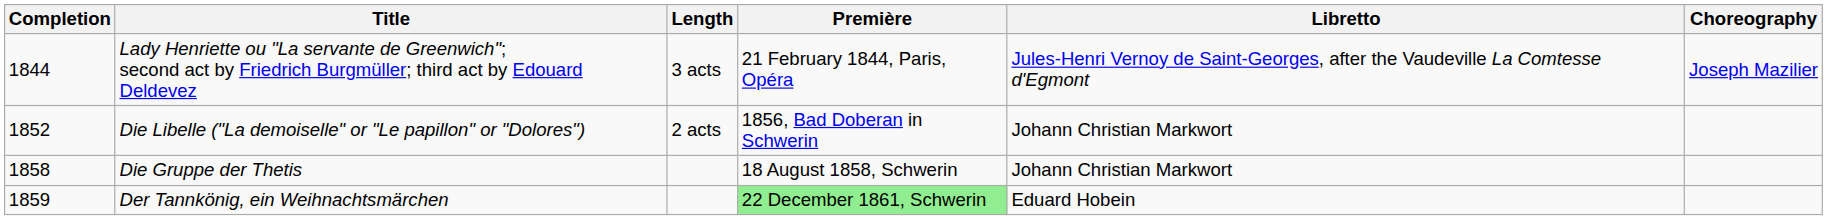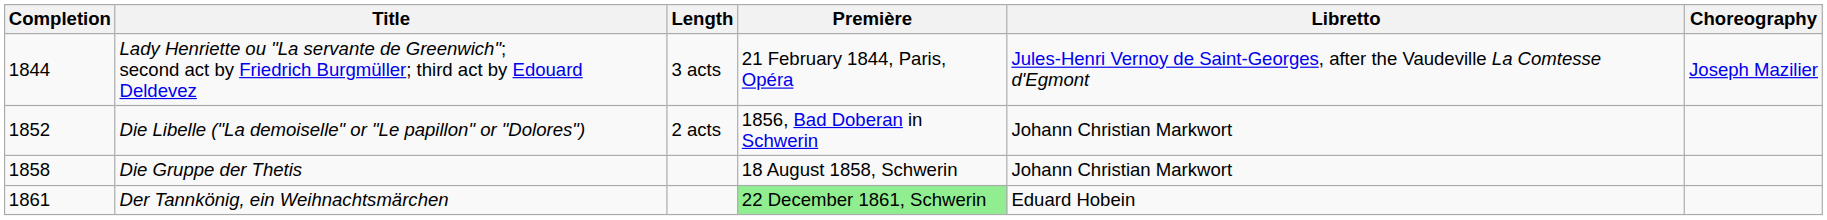(30, 199) 1859 -> (30, 199) 1861
